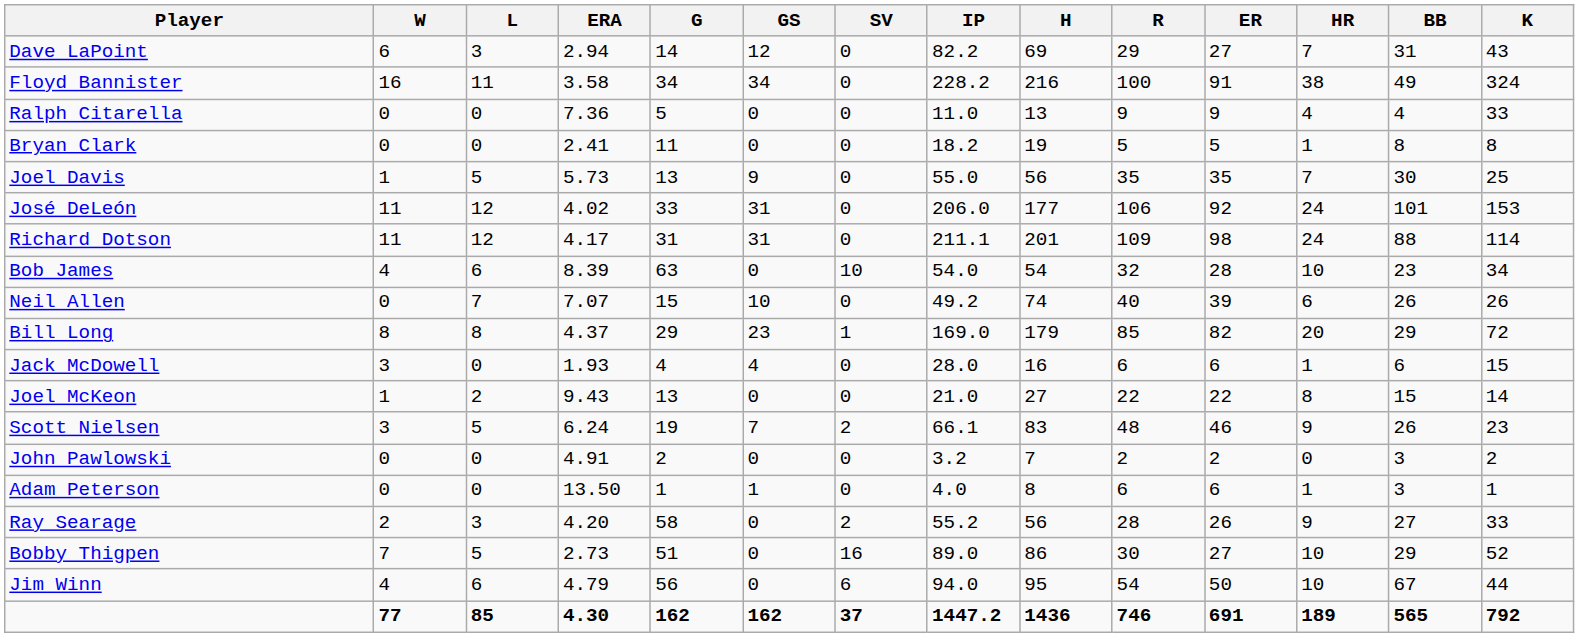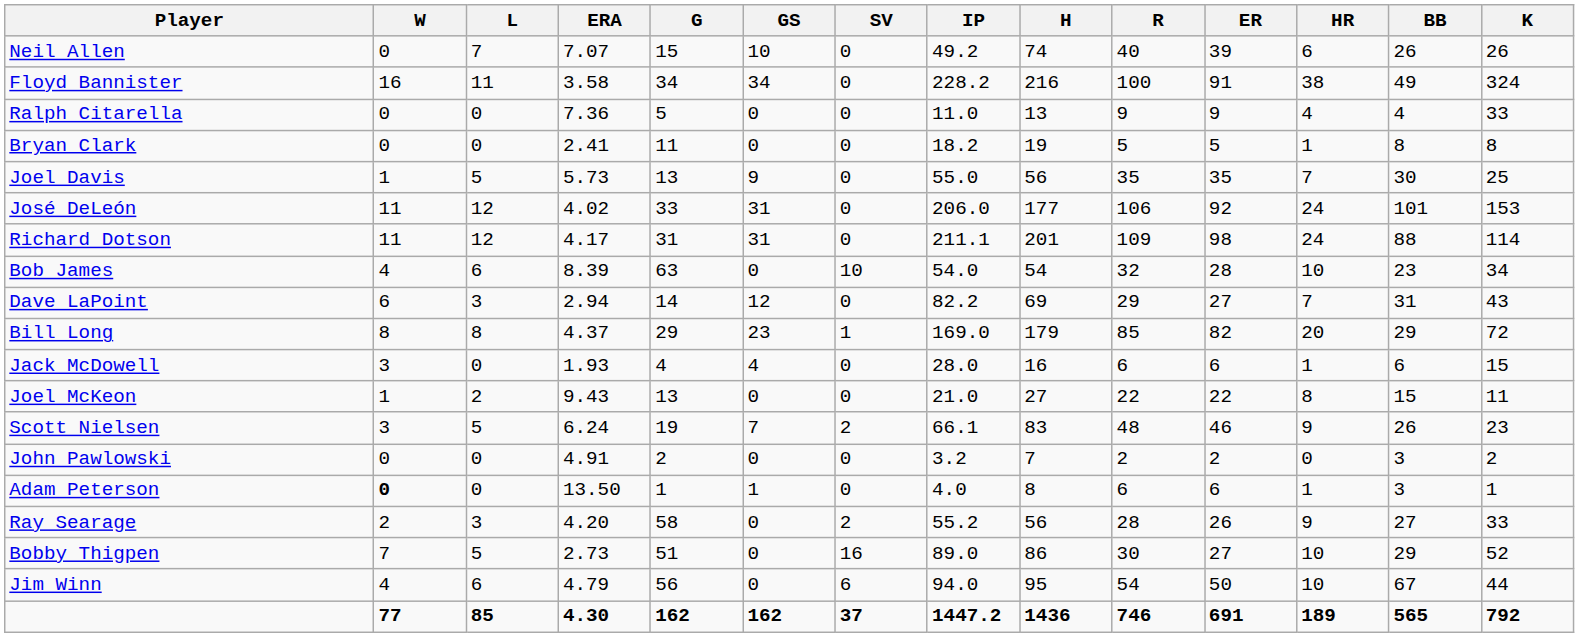rows swapped: (67, 303) <-> (79, 52)
(1497, 397) 14 -> (1497, 397) 11
(384, 491) normal -> (384, 491) bold
